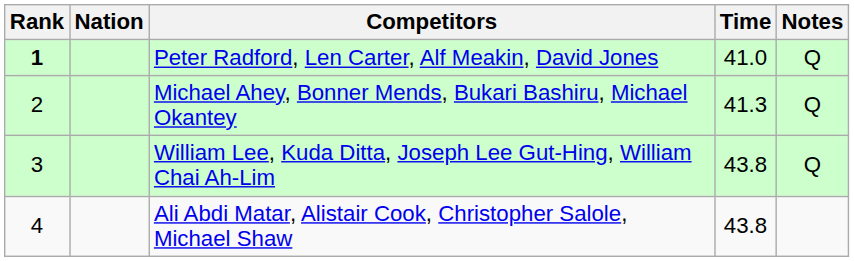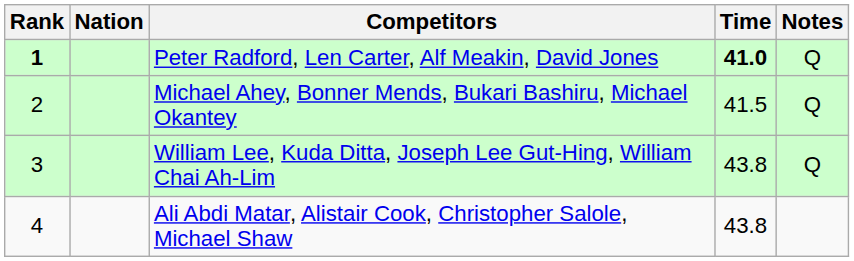(745, 57) normal -> (745, 57) bold
(745, 105) 41.3 -> (745, 105) 41.5
